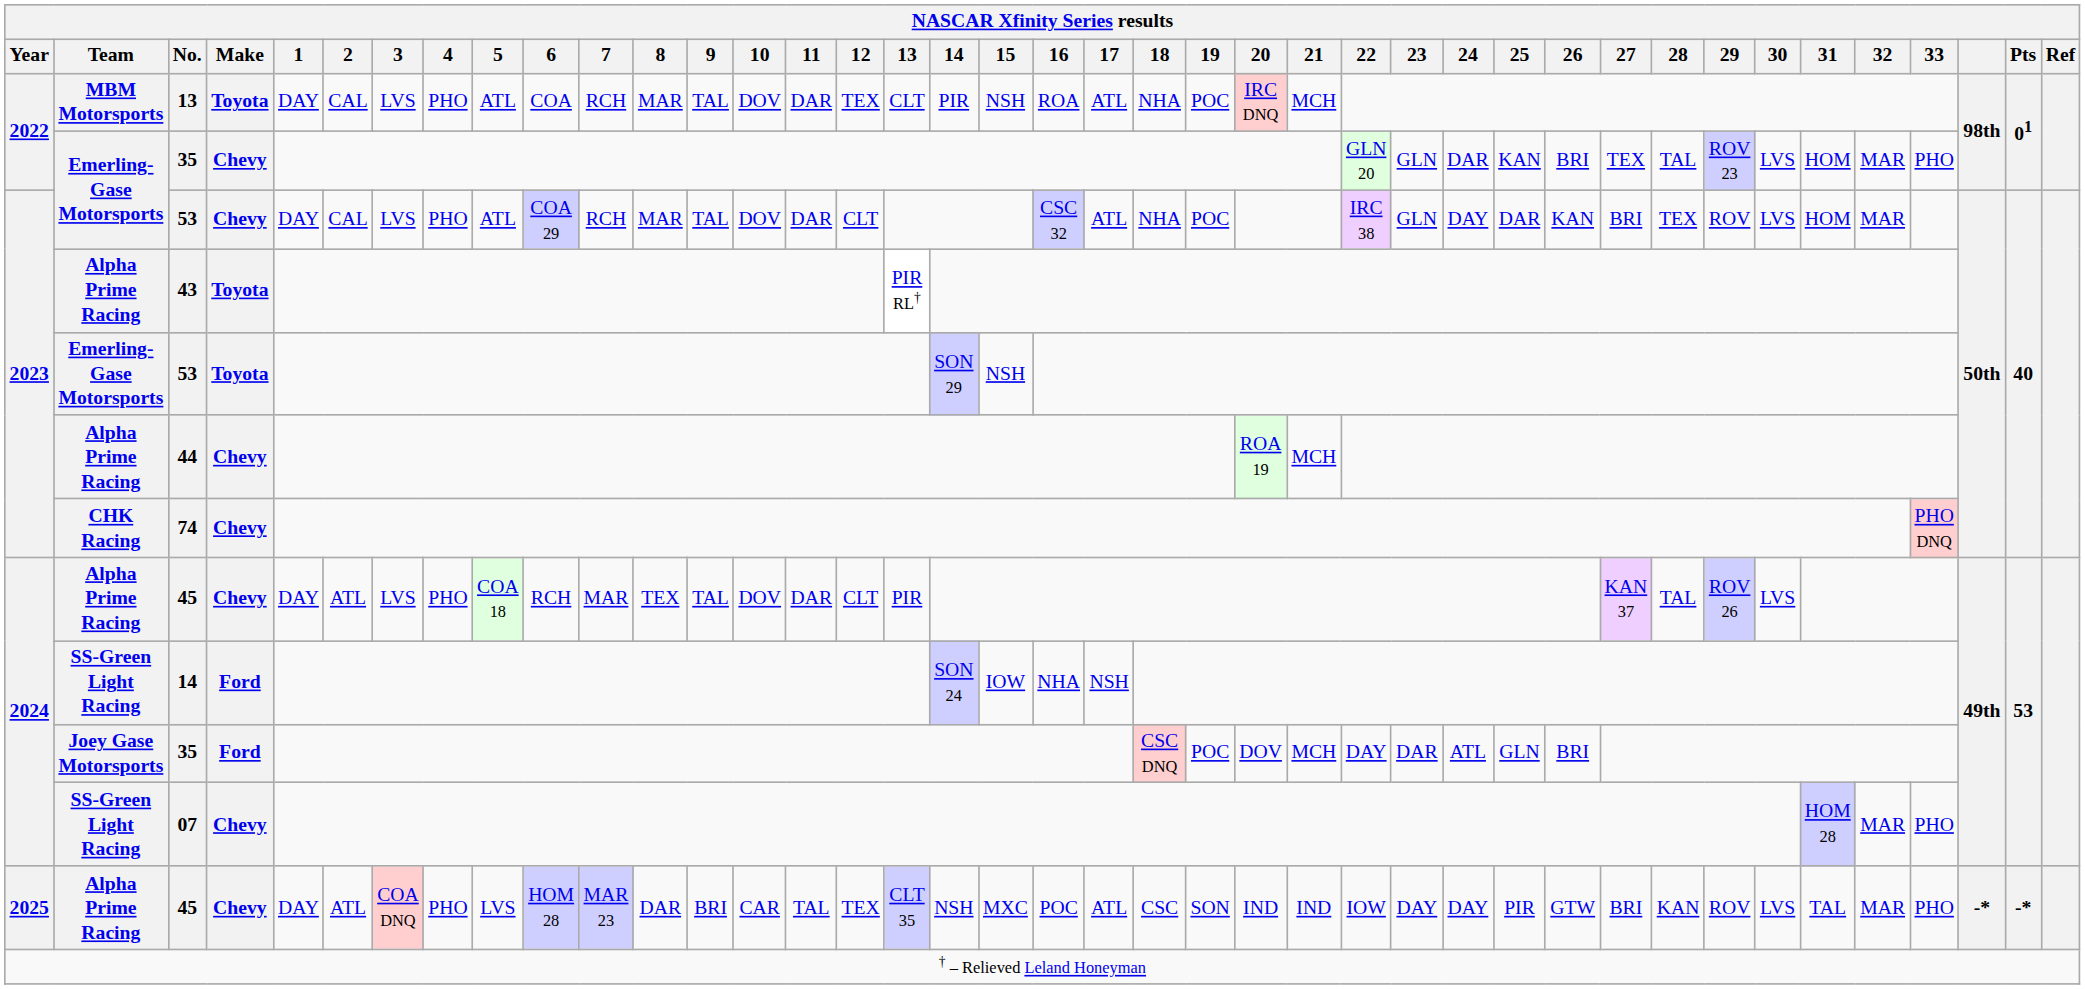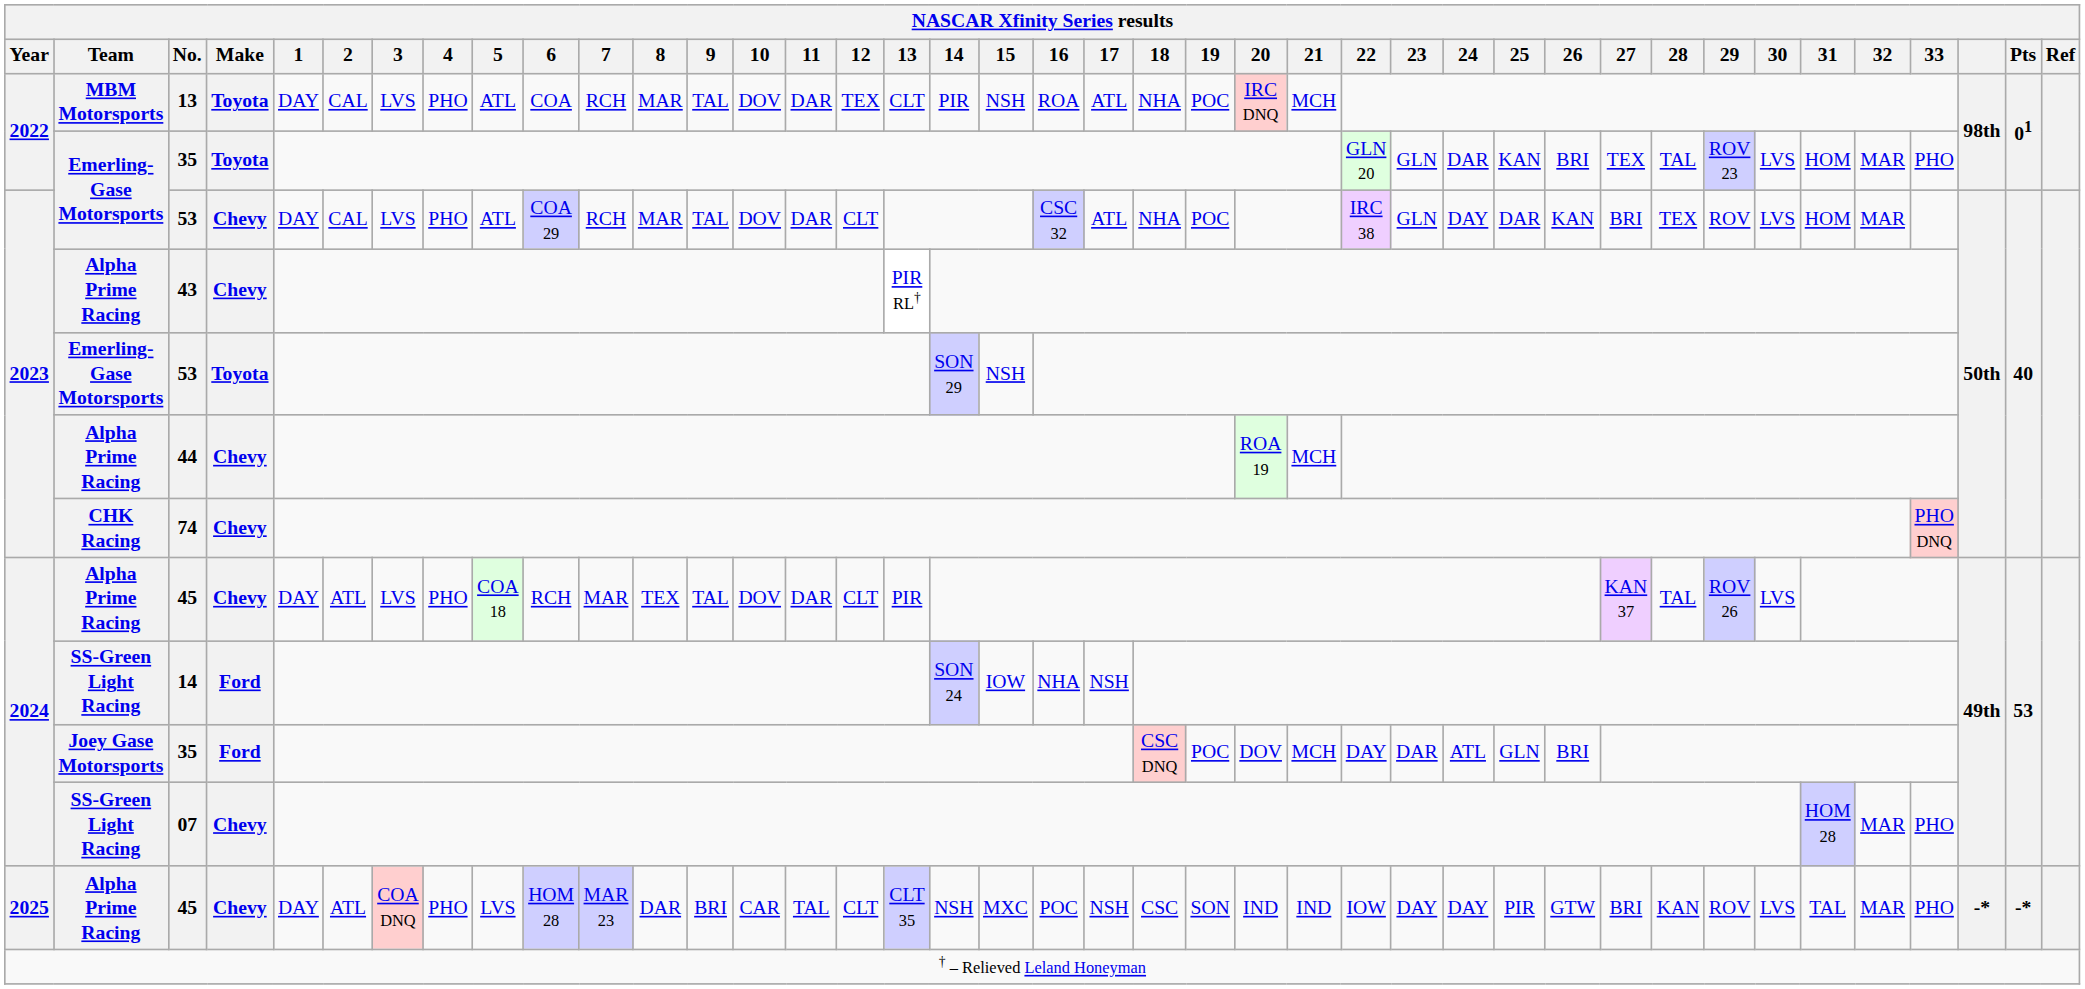(240, 160) Chevy -> (240, 160) Toyota
(240, 290) Toyota -> (240, 290) Chevy
(861, 907) TEX -> (861, 907) CLT
(1109, 907) ATL -> (1109, 907) NSH
